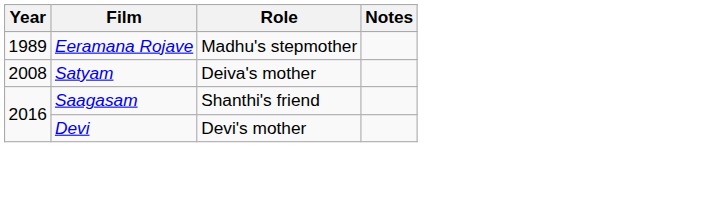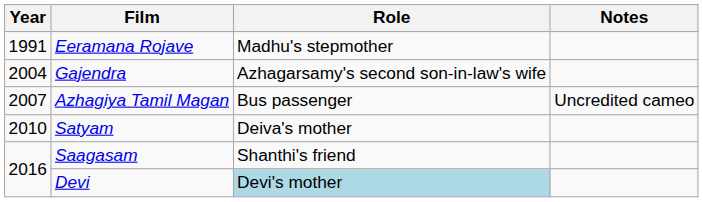(28, 45) 1989 -> (28, 45) 1991
+ row: (90, 73)
+ row: (142, 100)
(28, 73) 2008 -> (28, 127) 2010
(254, 127) no background -> (290, 182) lightblue background
